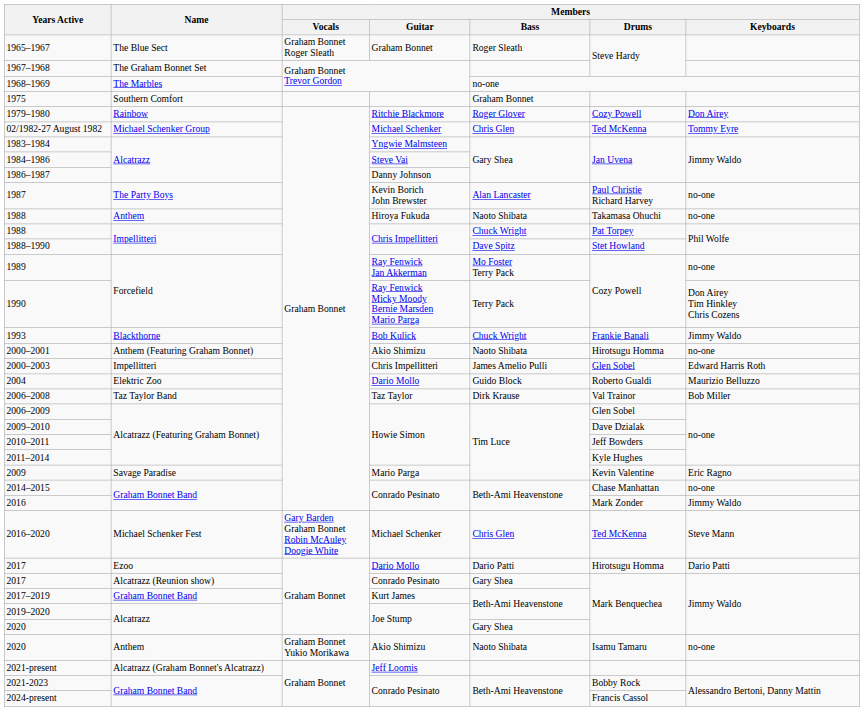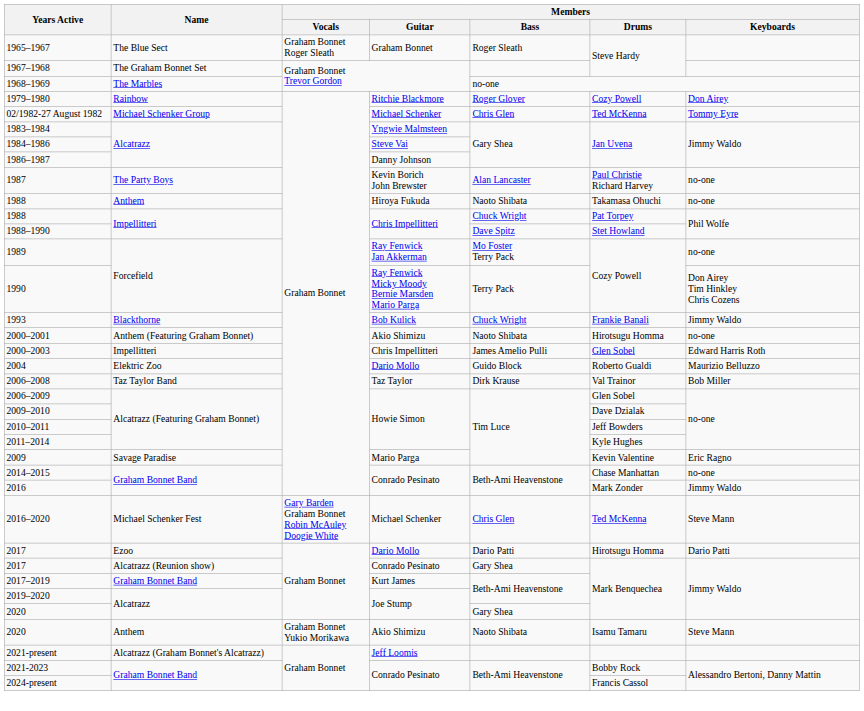- row: (16, 99)
(701, 647) no-one -> (711, 632) Steve Mann
